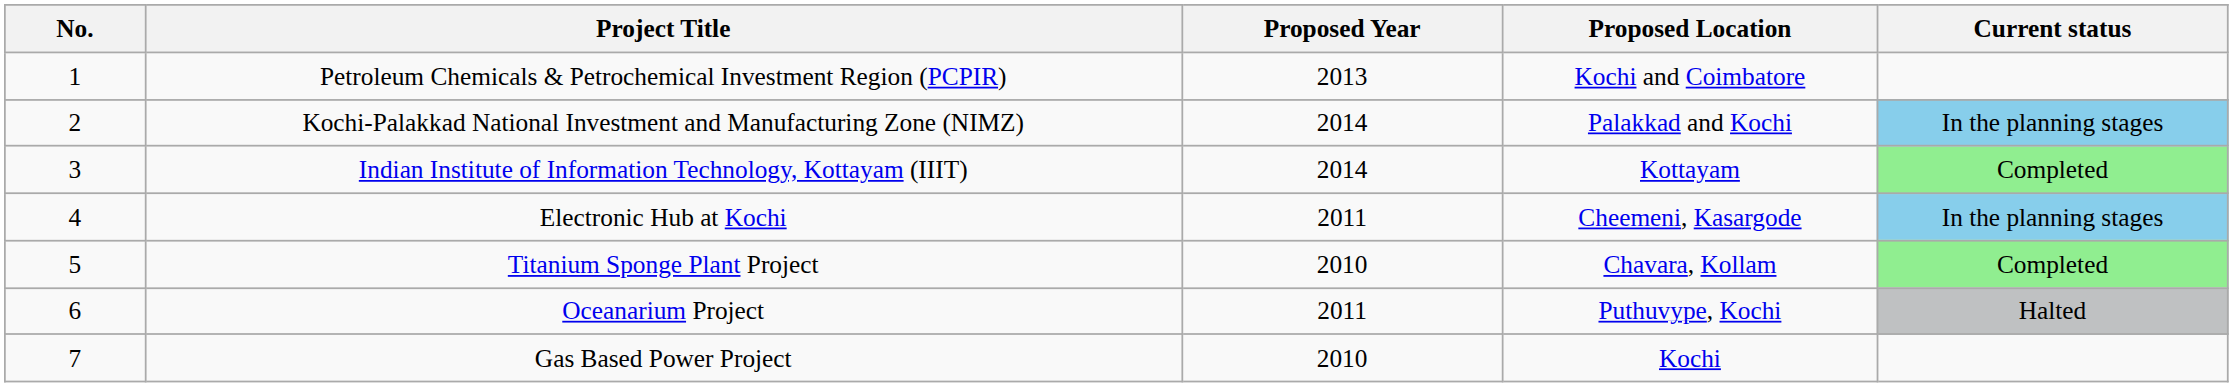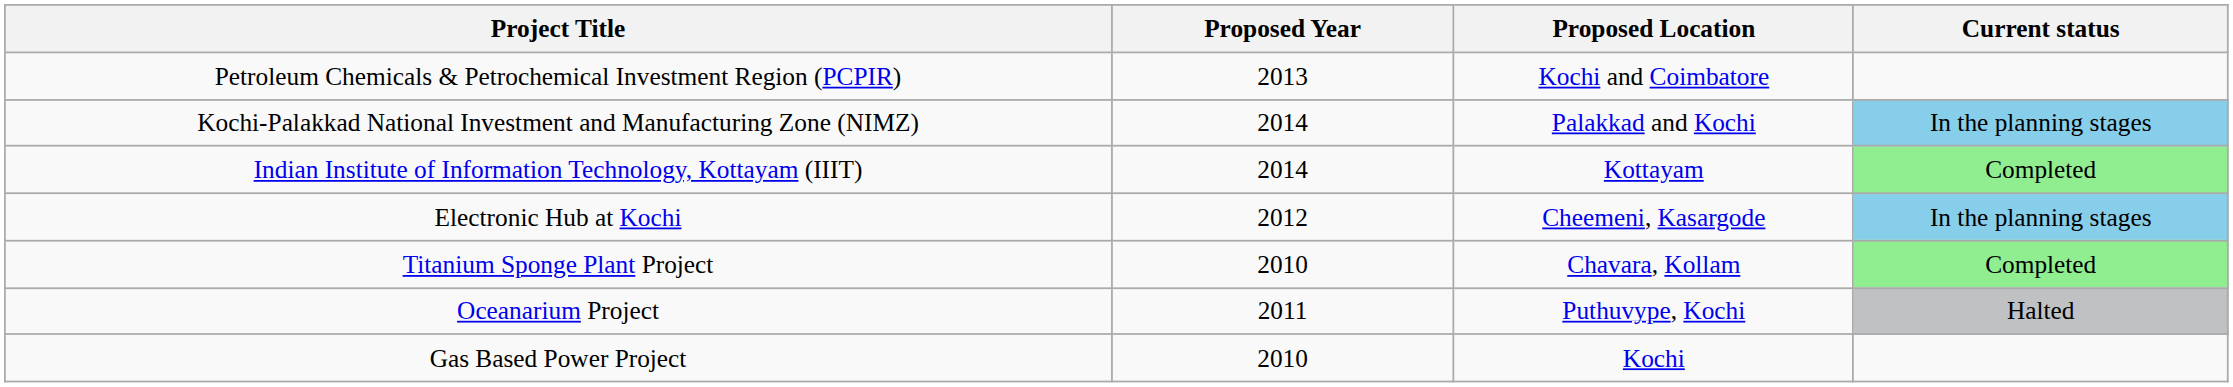- column: (75, 29)
(1342, 217) 2011 -> (1283, 217) 2012
